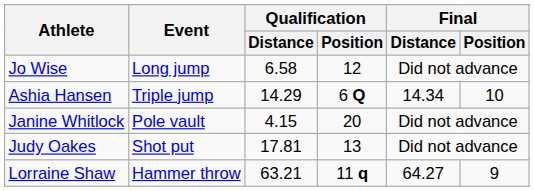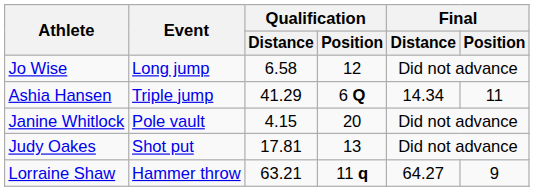(281, 95) 14.29 -> (281, 95) 41.29
(494, 95) 10 -> (494, 95) 11
